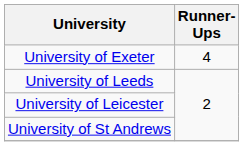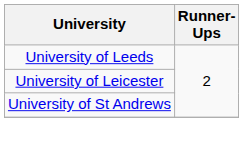- row: (89, 57)
